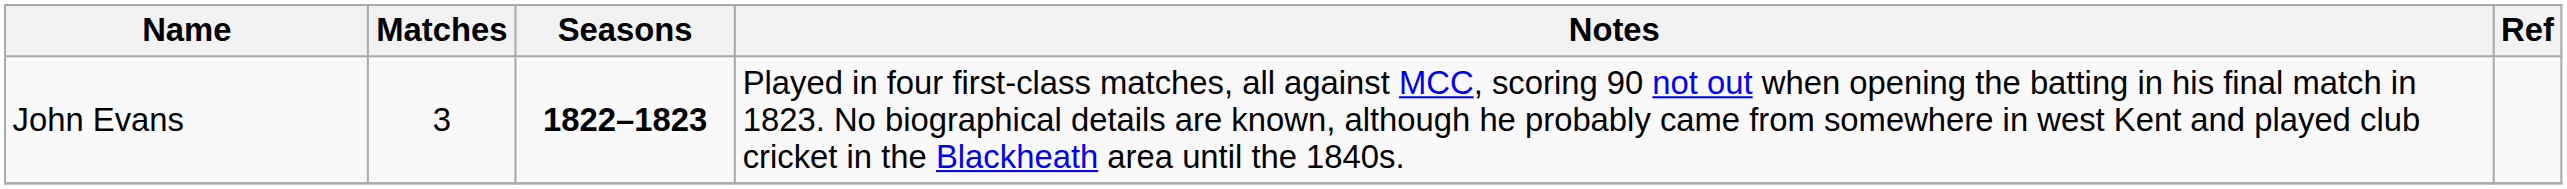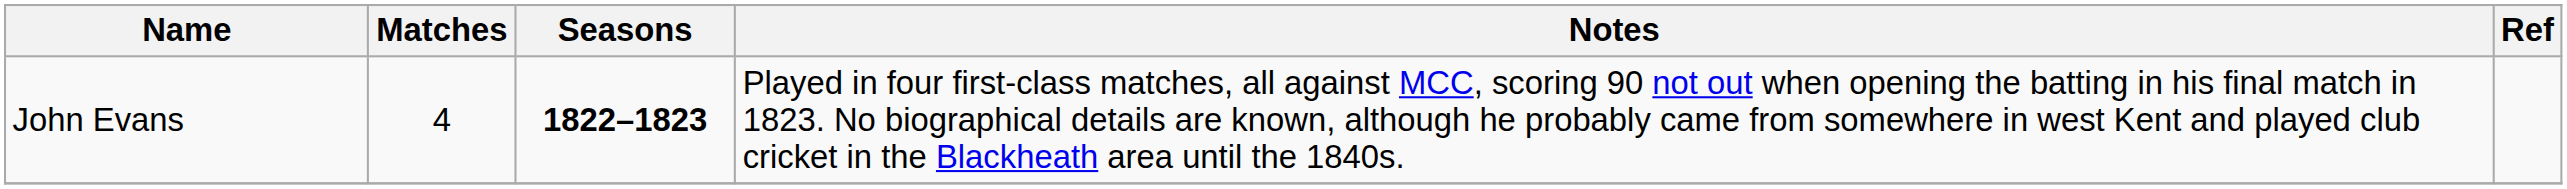(442, 119) 3 -> (442, 119) 4
